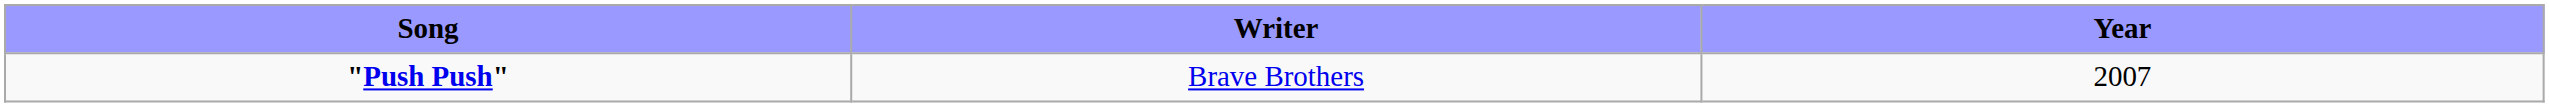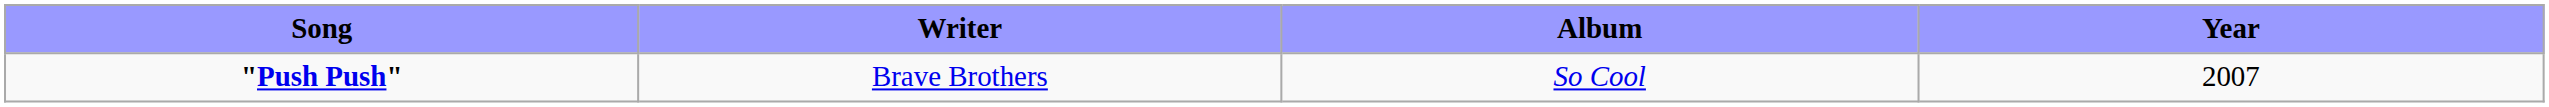+ column: (1600, 28)
